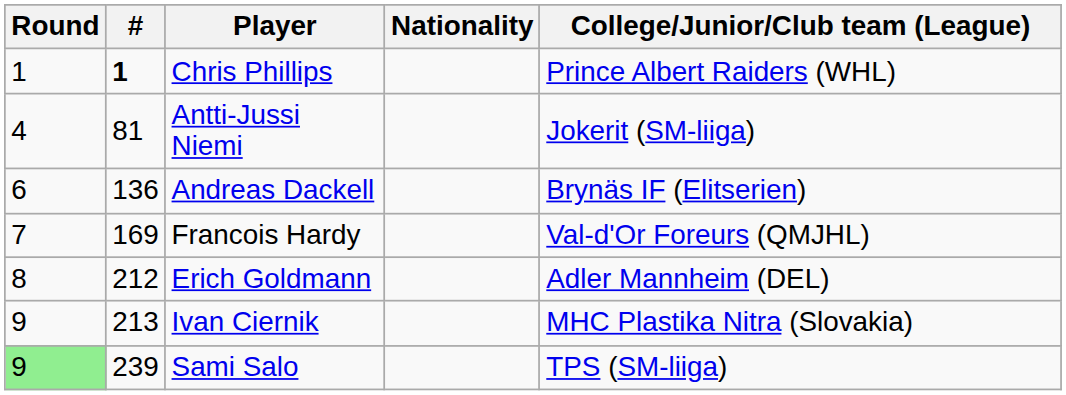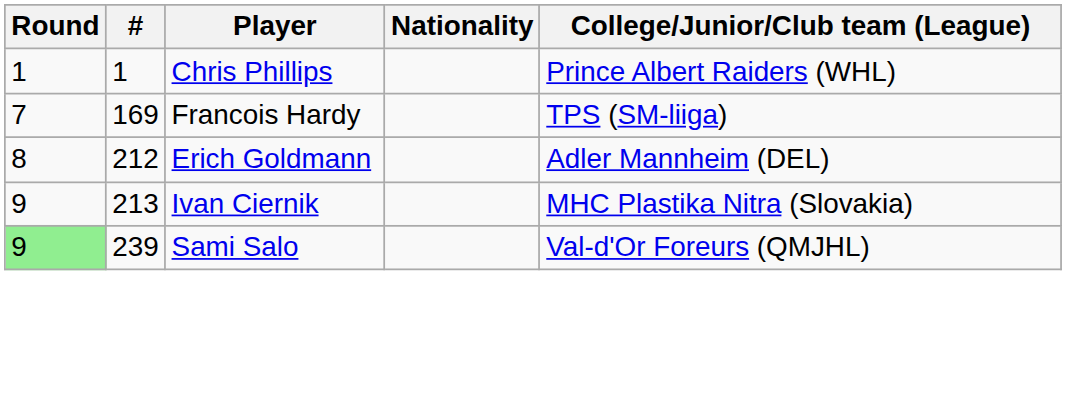(120, 70) bold -> (120, 70) normal
- row: (236, 130)
- row: (273, 190)
(708, 234) Val-d'Or Foreurs (QMJHL) -> (637, 114) TPS (SM-liiga)
(637, 366) TPS (SM-liiga) -> (708, 247) Val-d'Or Foreurs (QMJHL)
